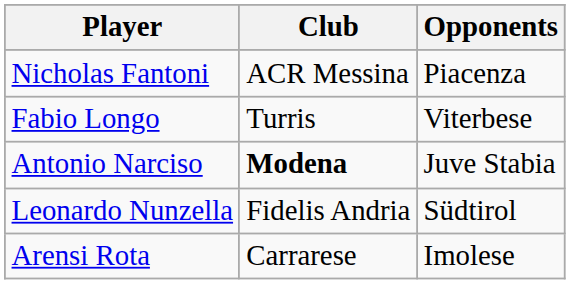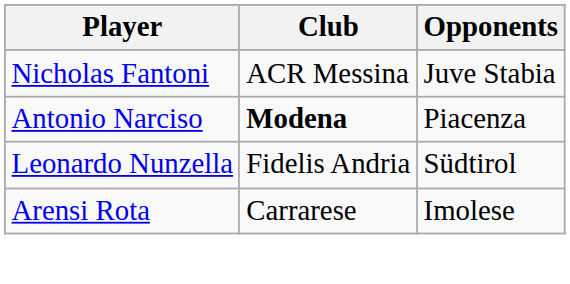(475, 73) Piacenza -> (490, 73) Juve Stabia
- row: (86, 118)
(490, 164) Juve Stabia -> (475, 118) Piacenza
